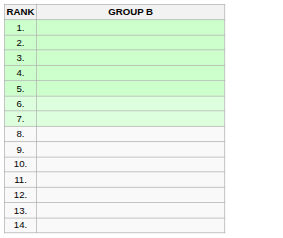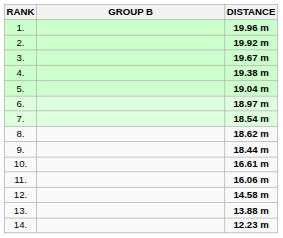+ column: (251, 12)
